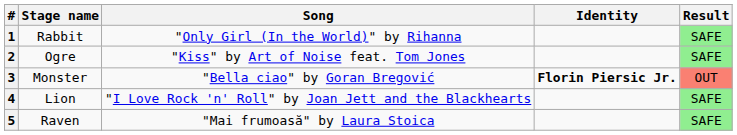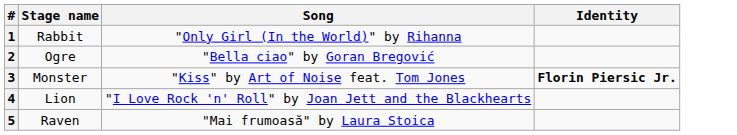- column: (706, 15)
(318, 57) "Kiss" by Art of Noise feat. Tom Jones -> (318, 57) "Bella ciao" by Goran Bregović
(318, 78) "Bella ciao" by Goran Bregović -> (318, 78) "Kiss" by Art of Noise feat. Tom Jones
